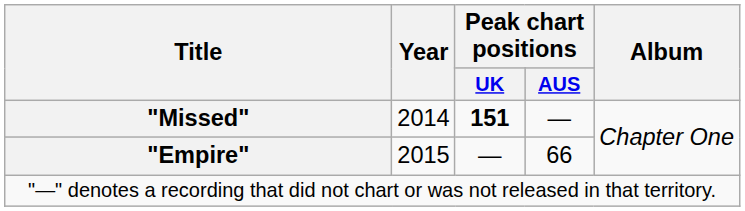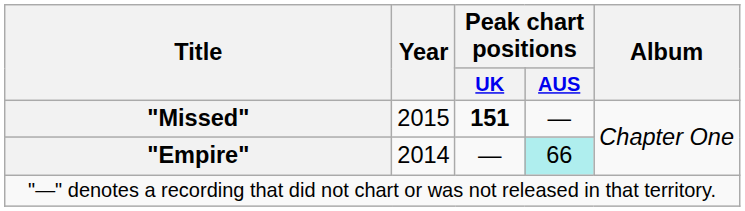(423, 118) 2014 -> (423, 118) 2015
(423, 155) 2015 -> (423, 155) 2014
(559, 155) no background -> (559, 155) paleturquoise background
